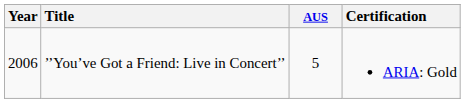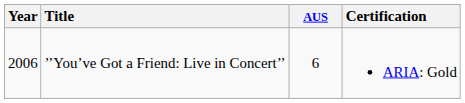(316, 63) 5 -> (316, 63) 6
